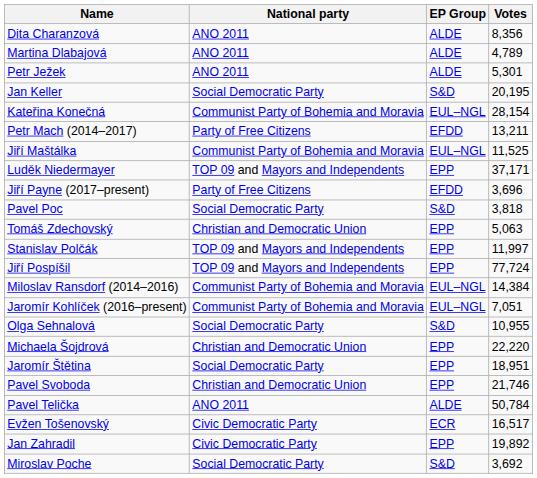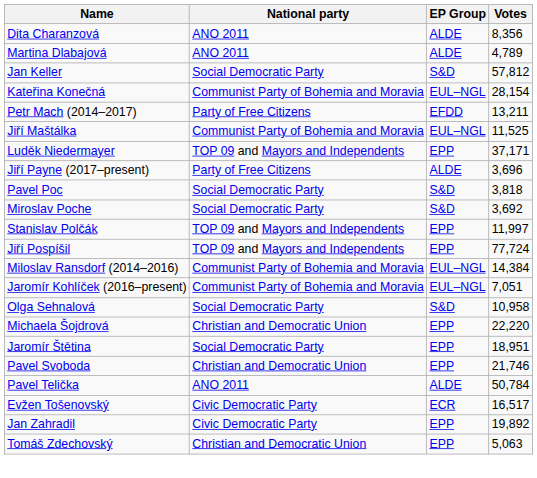- row: (36, 72)
(511, 92) 20,195 -> (511, 72) 57,812
(446, 190) EFDD -> (446, 170) ALDE
rows swapped: (49, 463) <-> (60, 229)
(511, 326) 10,955 -> (511, 307) 10,958
